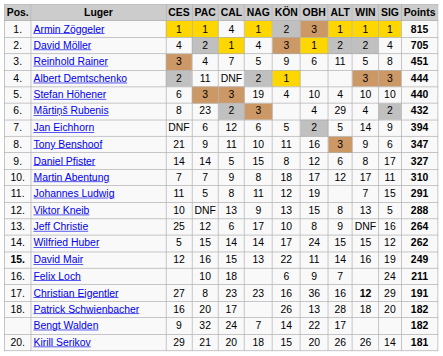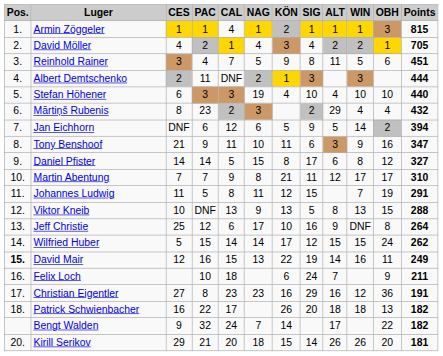columns swapped: (314, 12) <-> (390, 12)
(286, 177) 18 -> (286, 177) 21
(365, 293) bold -> (360, 293) normal
(205, 309) 20 -> (205, 309) 22
(340, 309) 28 -> (335, 309) 18
